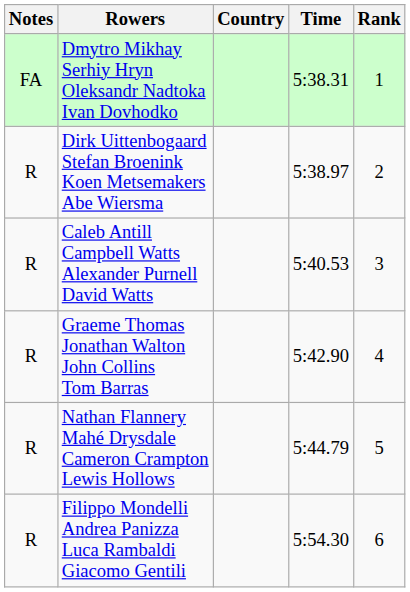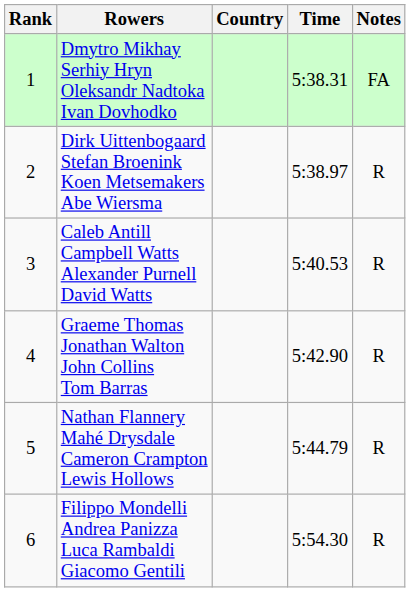columns swapped: (379, 19) <-> (31, 19)
